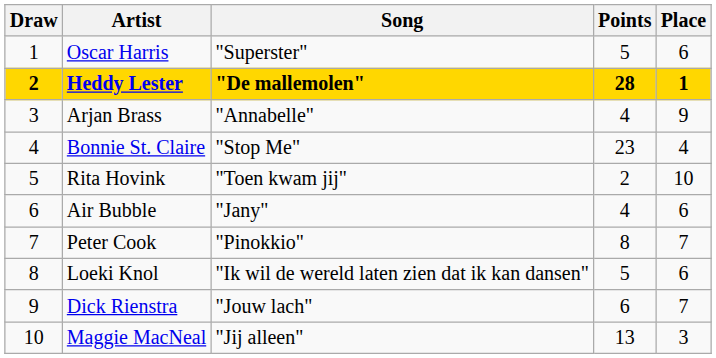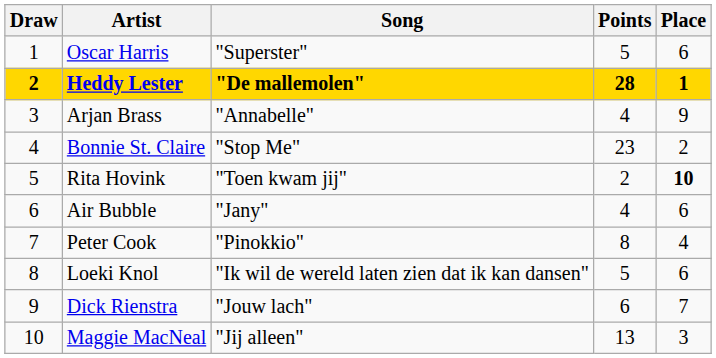(683, 147) 4 -> (683, 147) 2
(683, 178) normal -> (683, 178) bold
(683, 242) 7 -> (683, 242) 4
